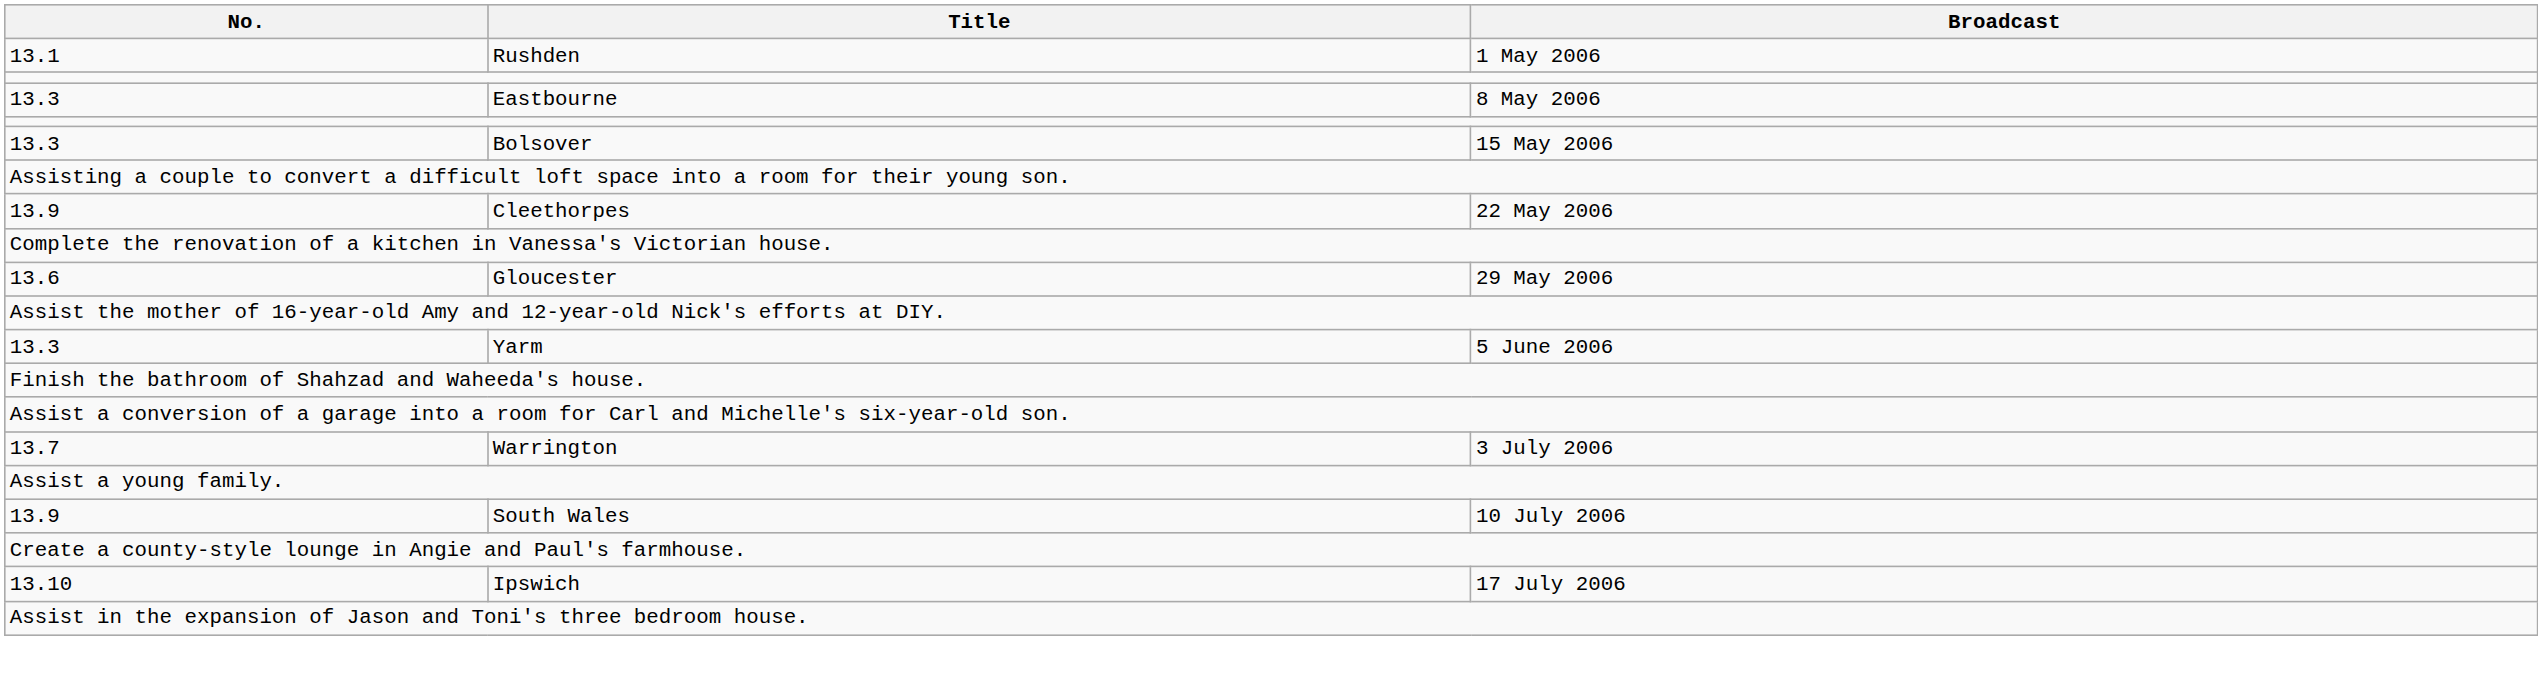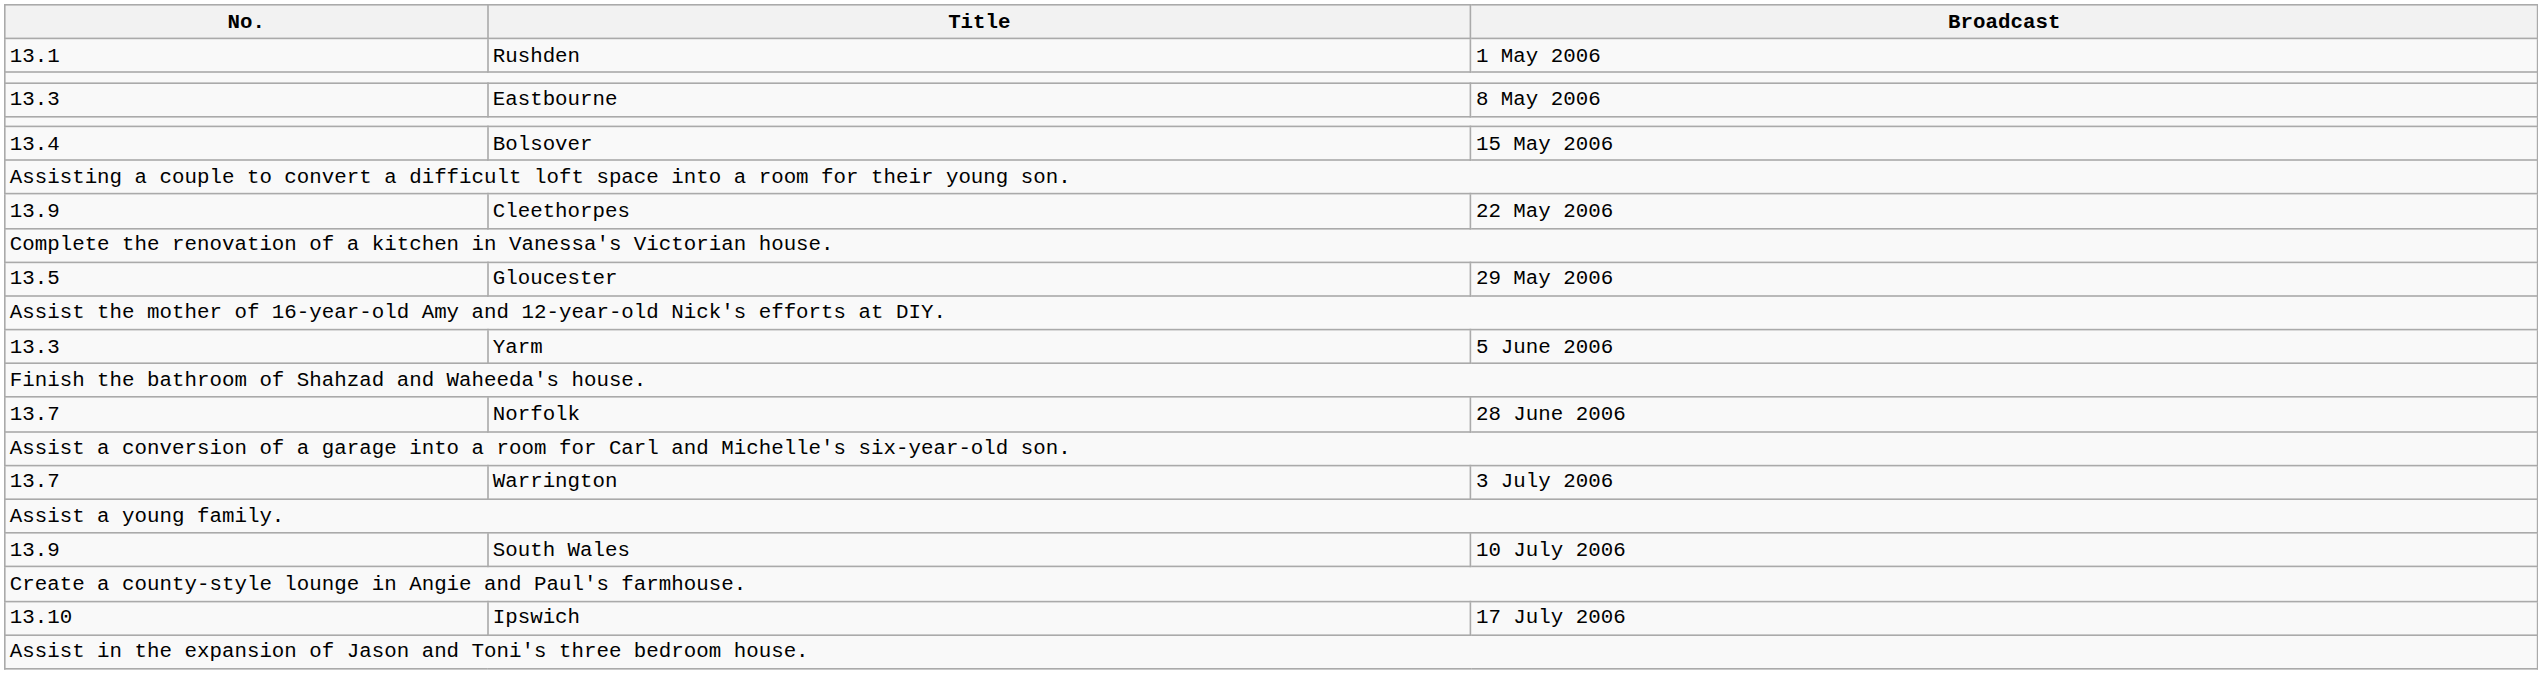(35, 143) 13.3 -> (35, 143) 13.4
(35, 279) 13.6 -> (35, 279) 13.5
+ row: (536, 414)
